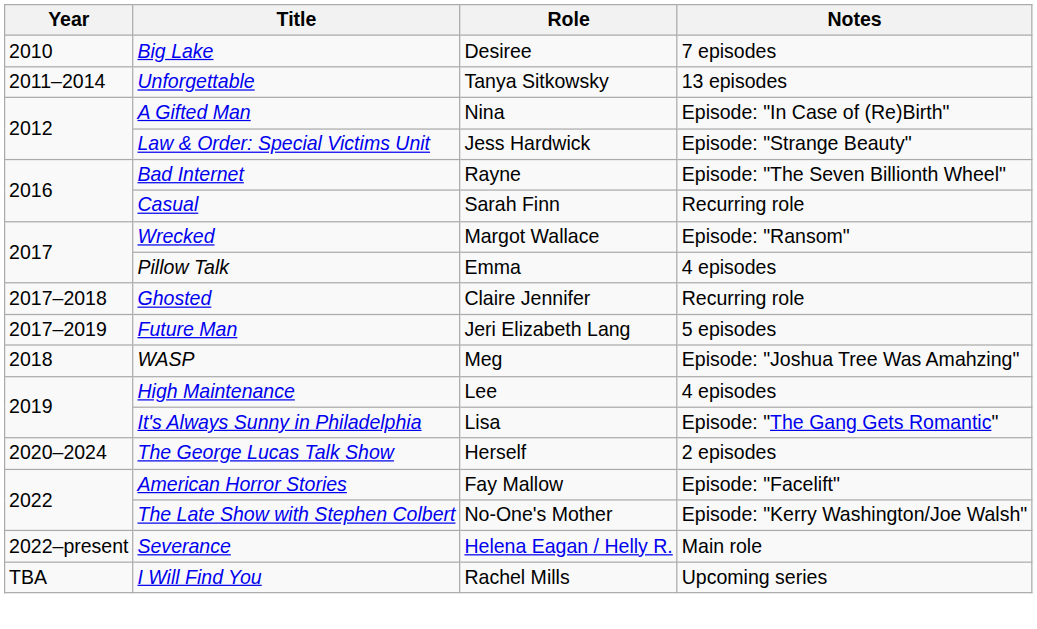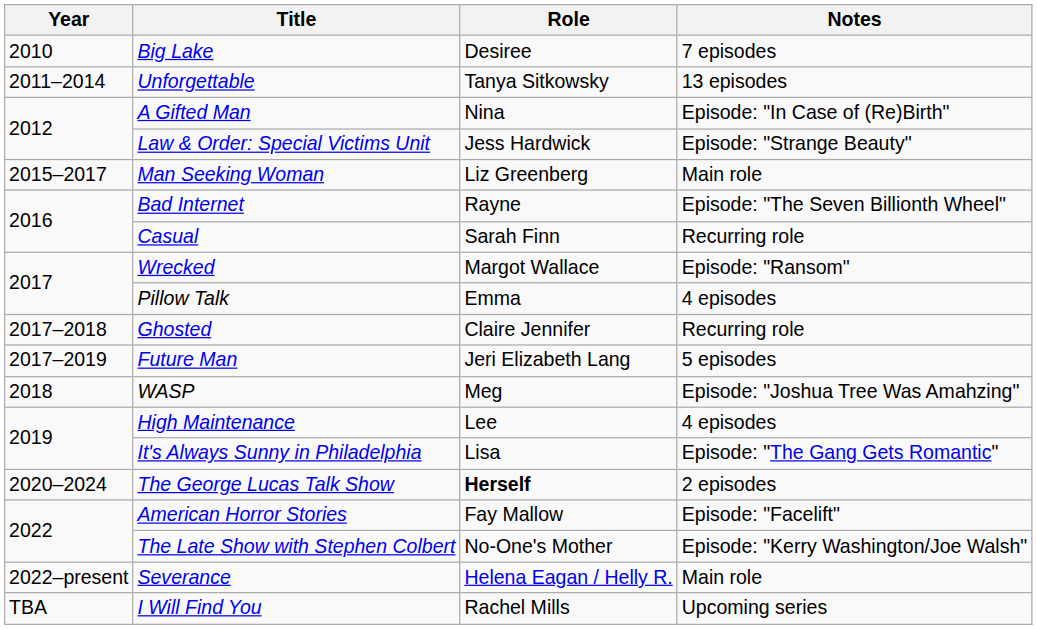+ row: (231, 174)
(495, 453) normal -> (498, 484) bold
